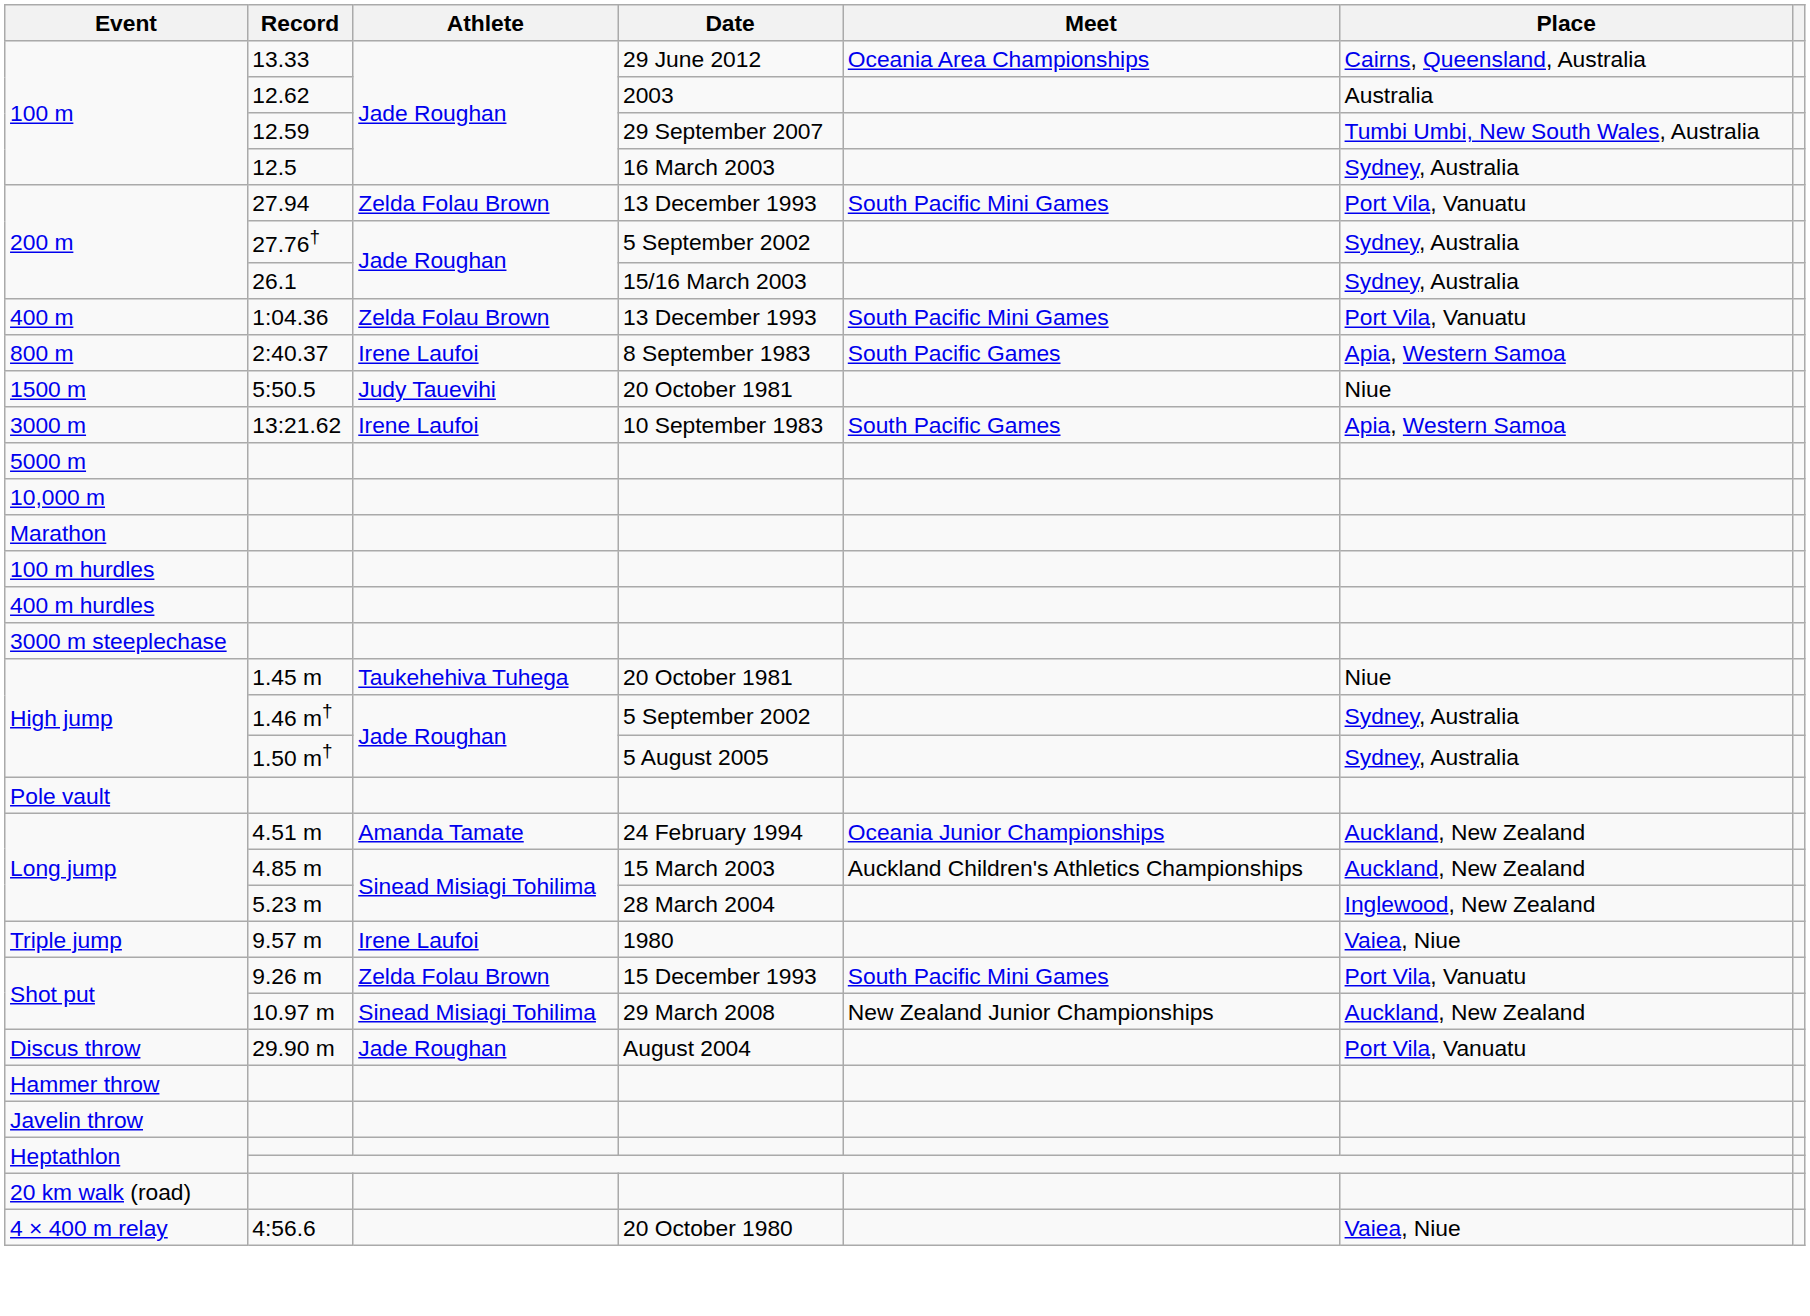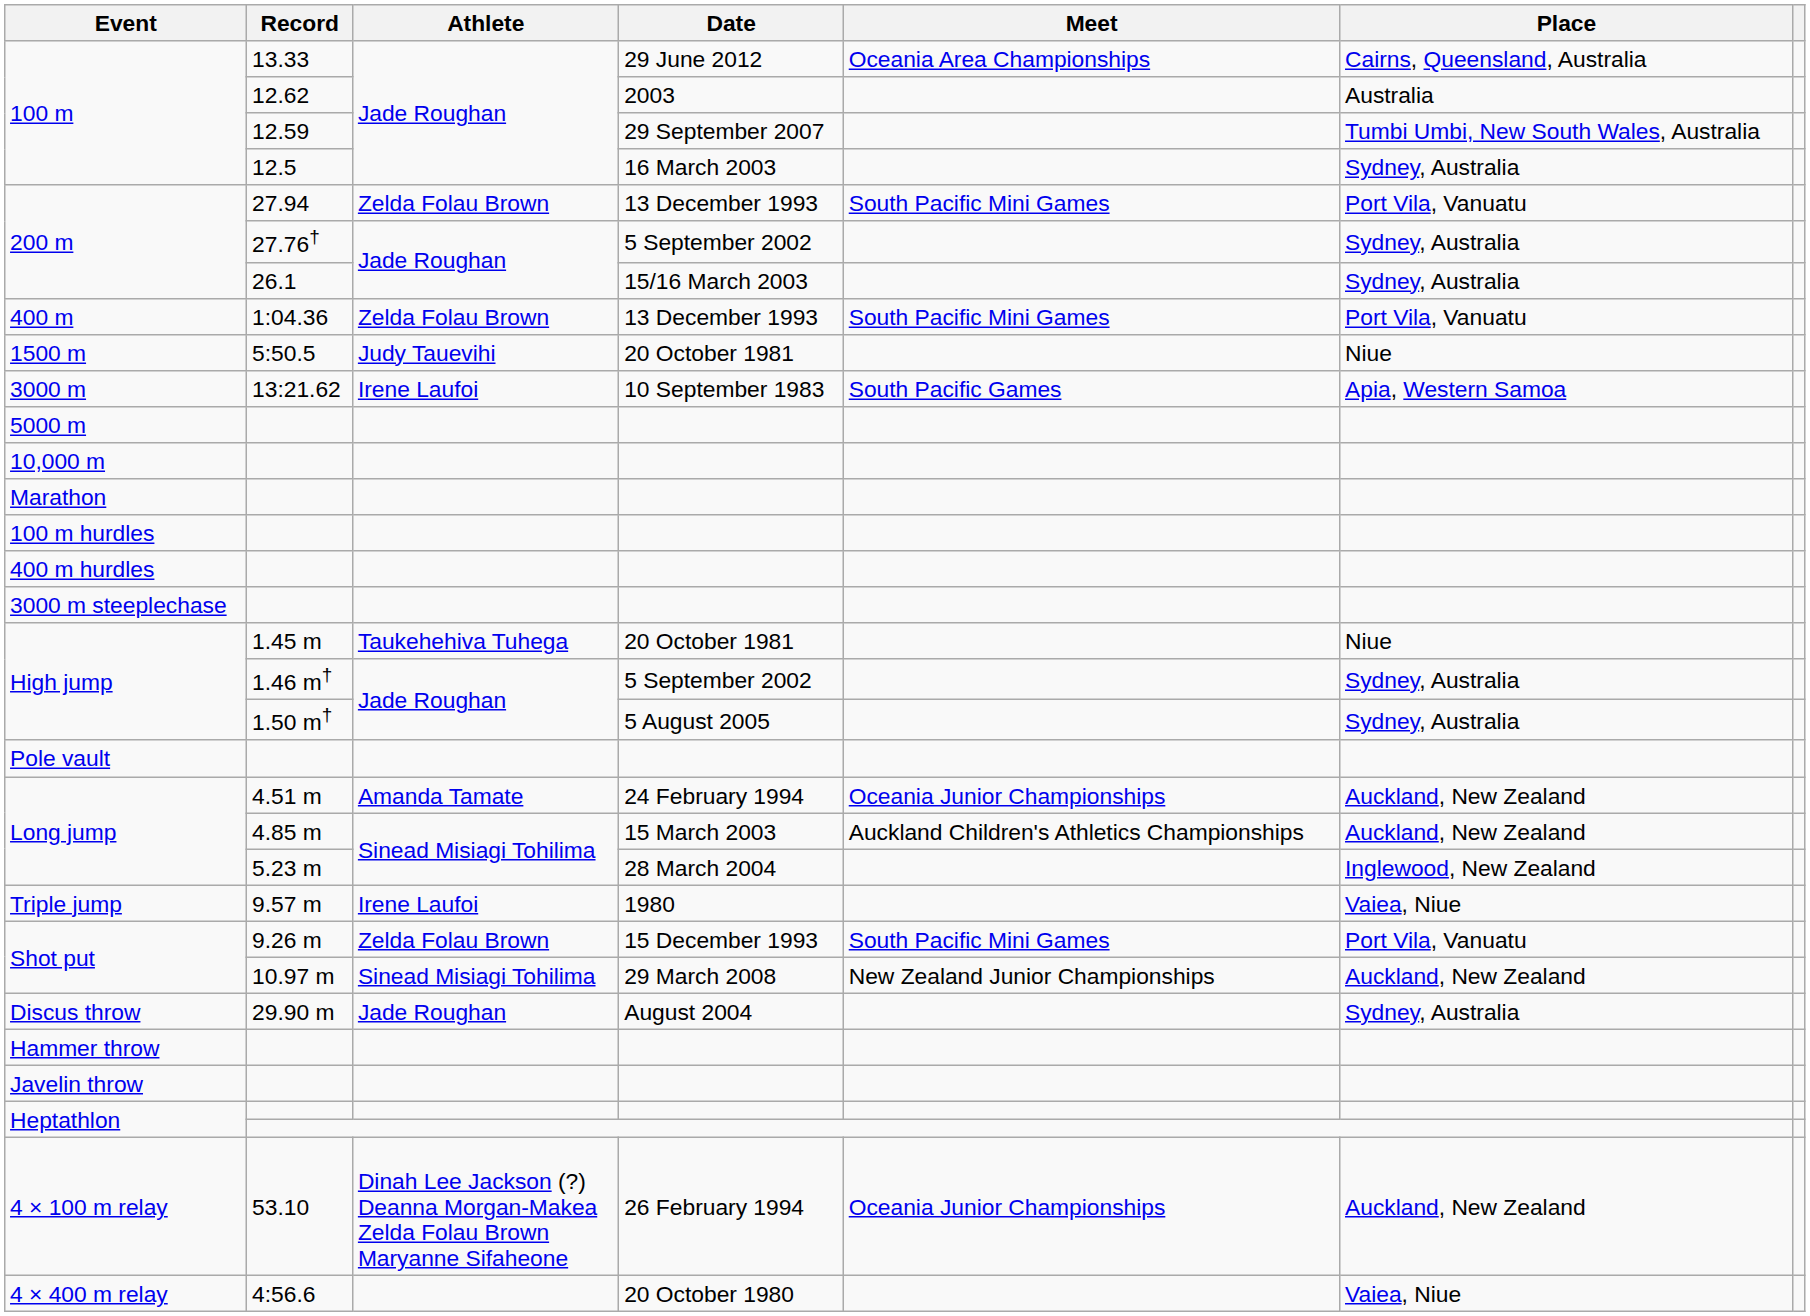- row: (42, 352)
(1435, 1047) Port Vila, Vanuatu -> (1432, 1011) Sydney, Australia
- row: (101, 1192)
+ row: (89, 1207)
